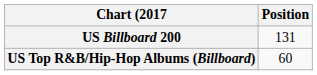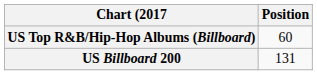rows swapped: (131, 37) <-> (131, 59)
